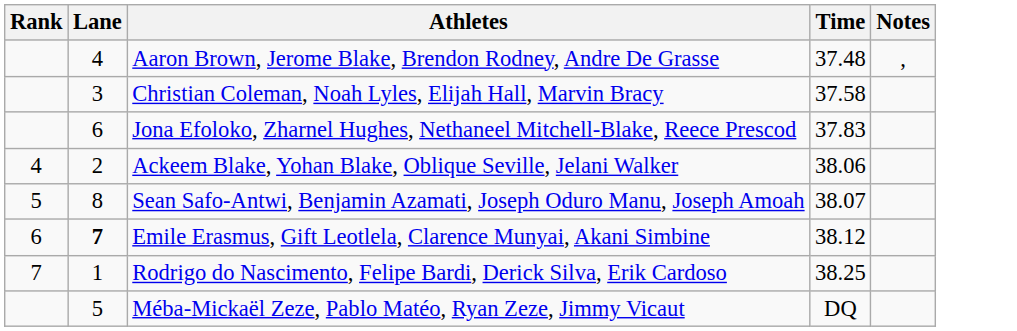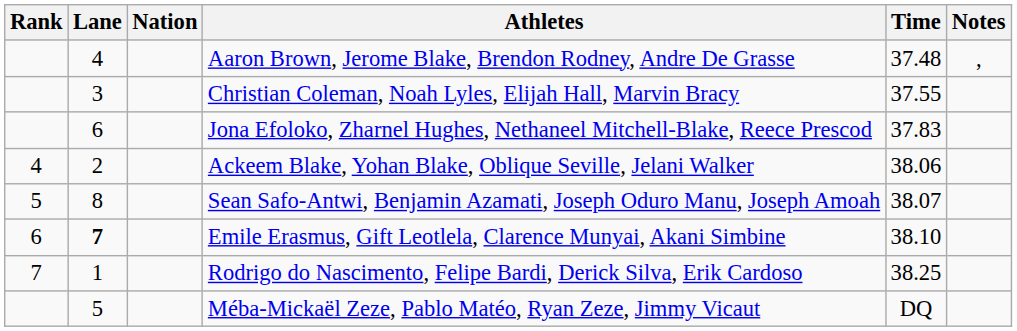+ column: (165, 22)
(840, 93) 37.58 -> (916, 93) 37.55
(840, 237) 38.12 -> (916, 237) 38.10
